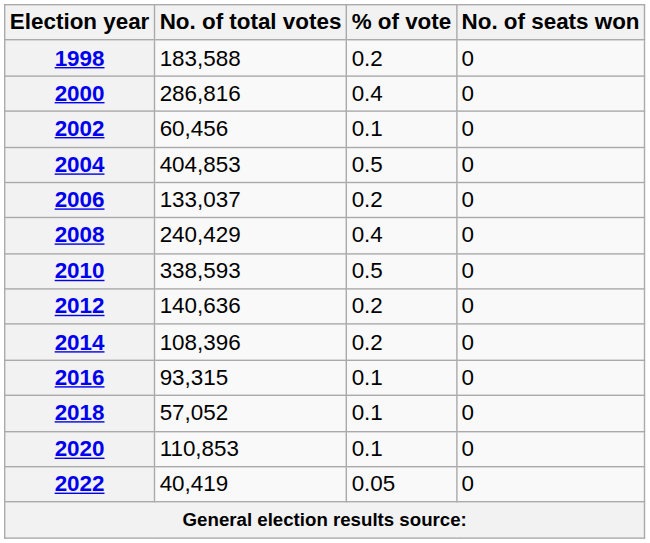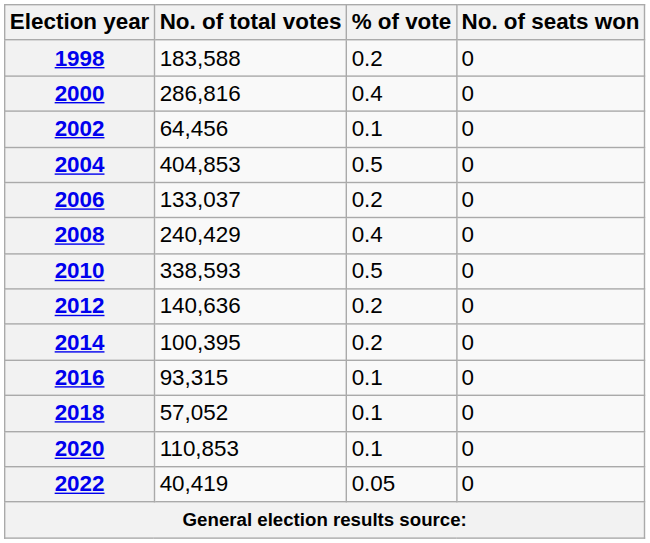(194, 128) 60,456 -> (194, 128) 64,456
(200, 341) 108,396 -> (200, 341) 100,395
